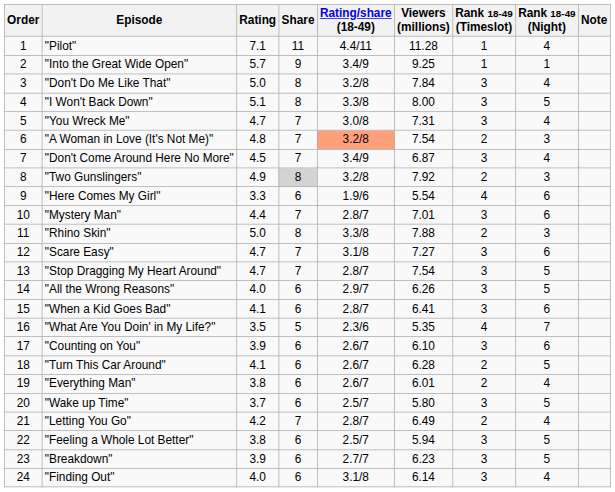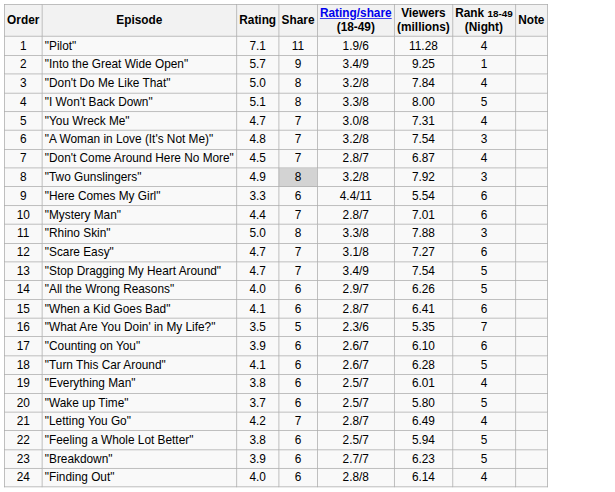- column: (484, 20)
(356, 45) 4.4/11 -> (356, 45) 1.9/6
(356, 139) lightsalmon background -> (356, 139) no background
(356, 158) 3.4/9 -> (356, 158) 2.8/7
(356, 196) 1.9/6 -> (356, 196) 4.4/11
(356, 271) 2.8/7 -> (356, 271) 3.4/9
(356, 383) 2.6/7 -> (356, 383) 2.5/7
(356, 477) 3.1/8 -> (356, 477) 2.8/8
